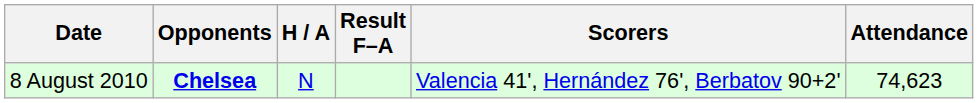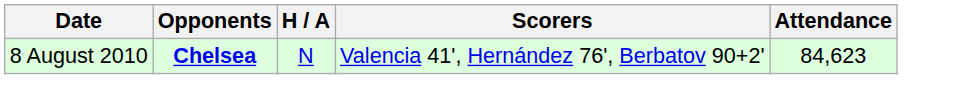- column: (373, 33)
(909, 80) 74,623 -> (833, 55) 84,623
